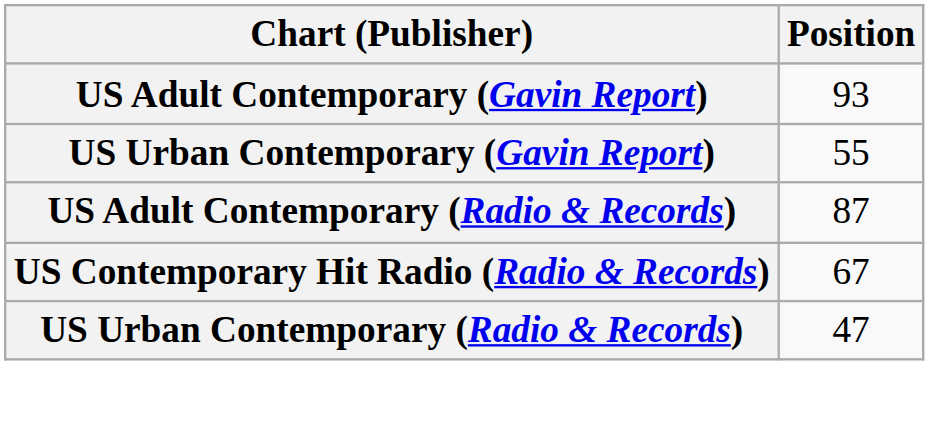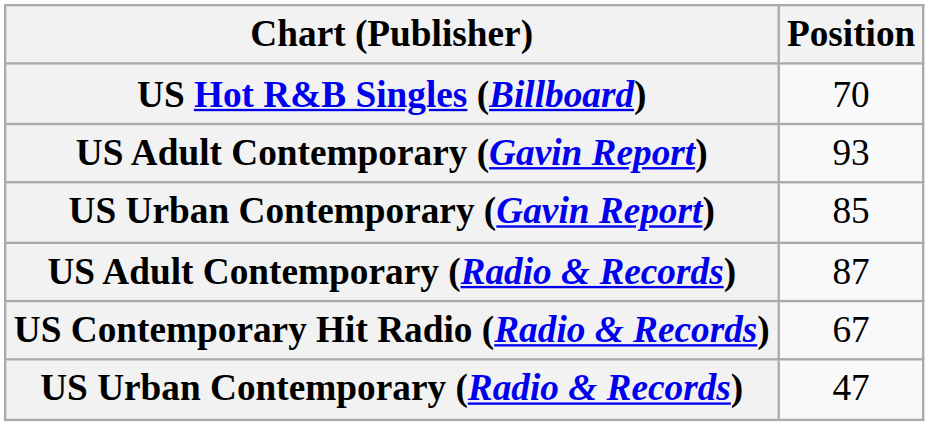+ row: (392, 93)
(851, 152) 55 -> (851, 211) 85
